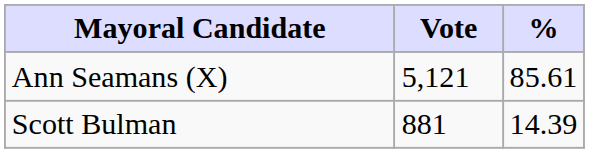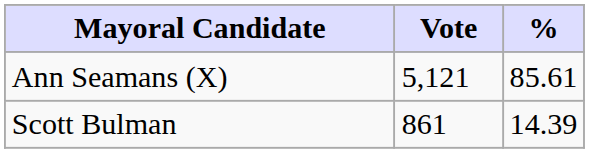(424, 123) 881 -> (424, 123) 861
